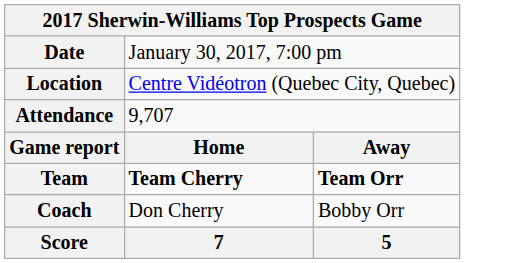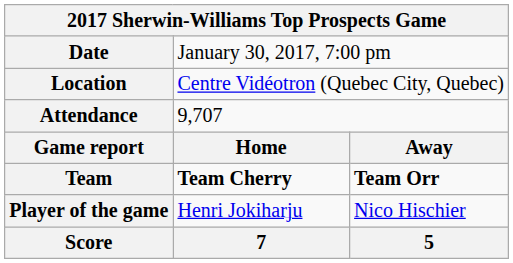- row: (64, 210)
+ row: (89, 210)
